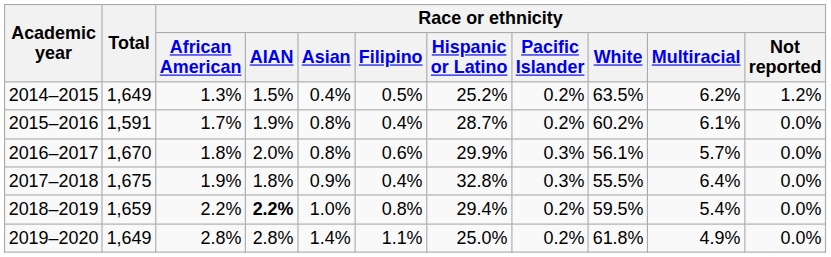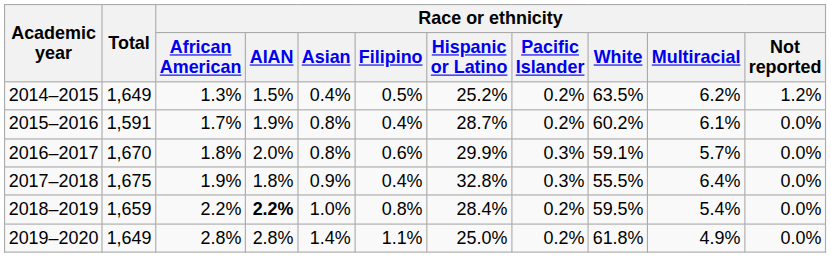(618, 152) 56.1% -> (618, 152) 59.1%
(482, 209) 29.4% -> (482, 209) 28.4%
